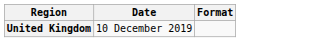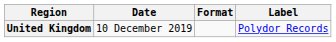+ column: (283, 13)
